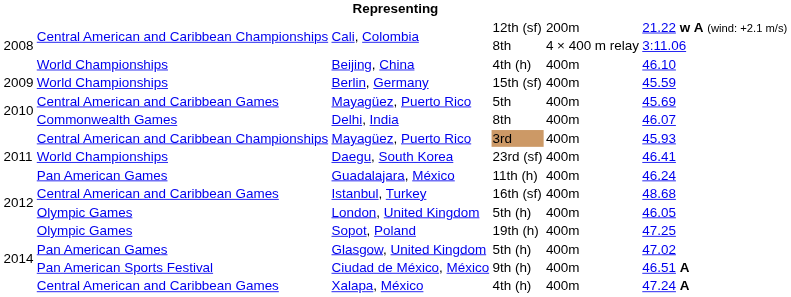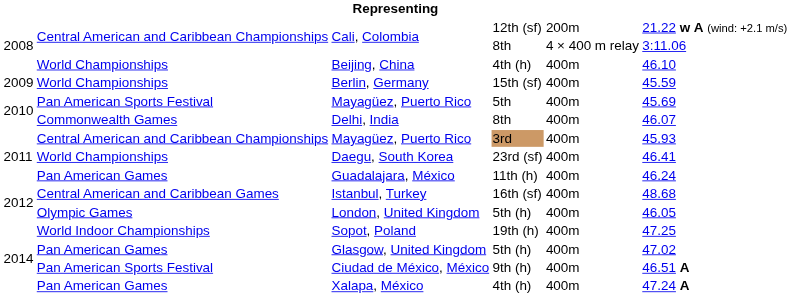(158, 101) Central American and Caribbean Games -> (125, 101) Pan American Sports Festival
(85, 230) Olympic Games -> (123, 230) World Indoor Championships
(158, 286) Central American and Caribbean Games -> (102, 286) Pan American Games
